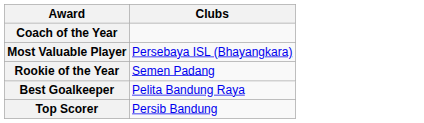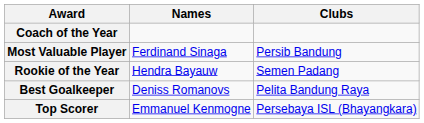+ column: (191, 14)
(212, 52) Persebaya ISL (Bhayangkara) -> (299, 52) Persib Bandung
(175, 109) Persib Bandung -> (336, 109) Persebaya ISL (Bhayangkara)
